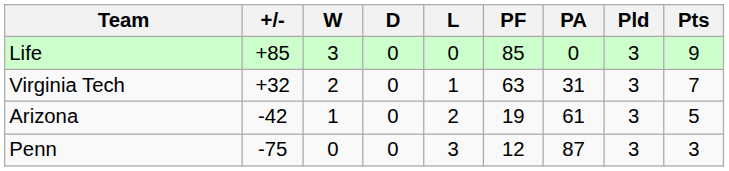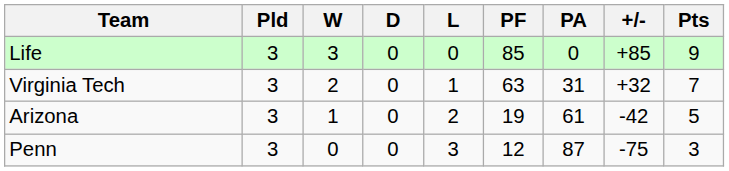columns swapped: (634, 20) <-> (273, 20)
